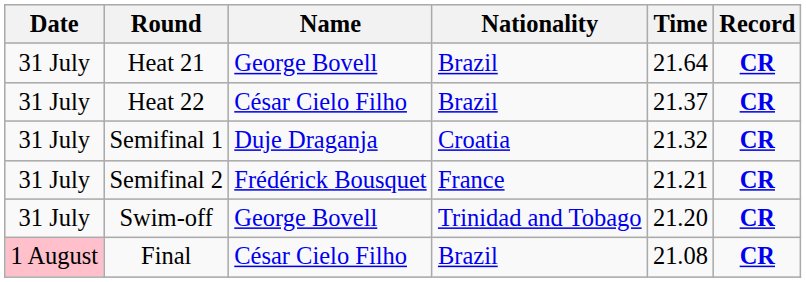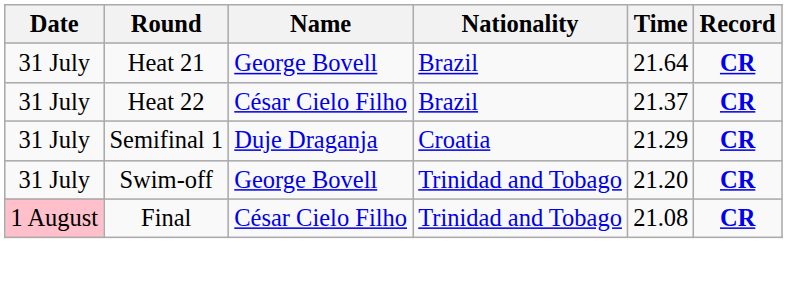(680, 140) 21.32 -> (661, 140) 21.29
- row: (166, 179)
(468, 256) Brazil -> (520, 218) Trinidad and Tobago
